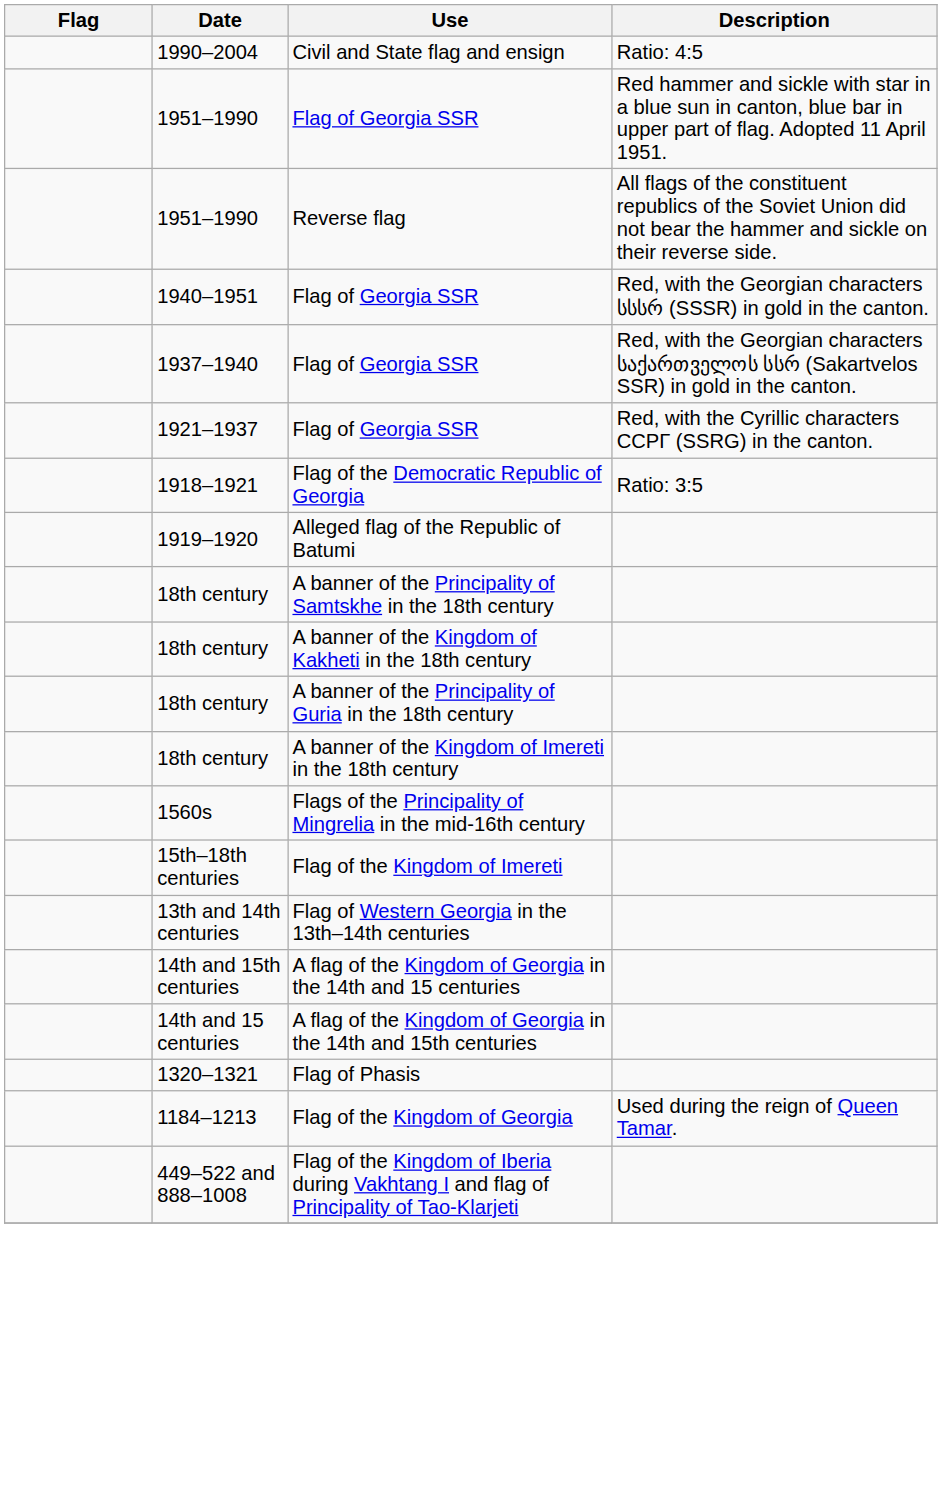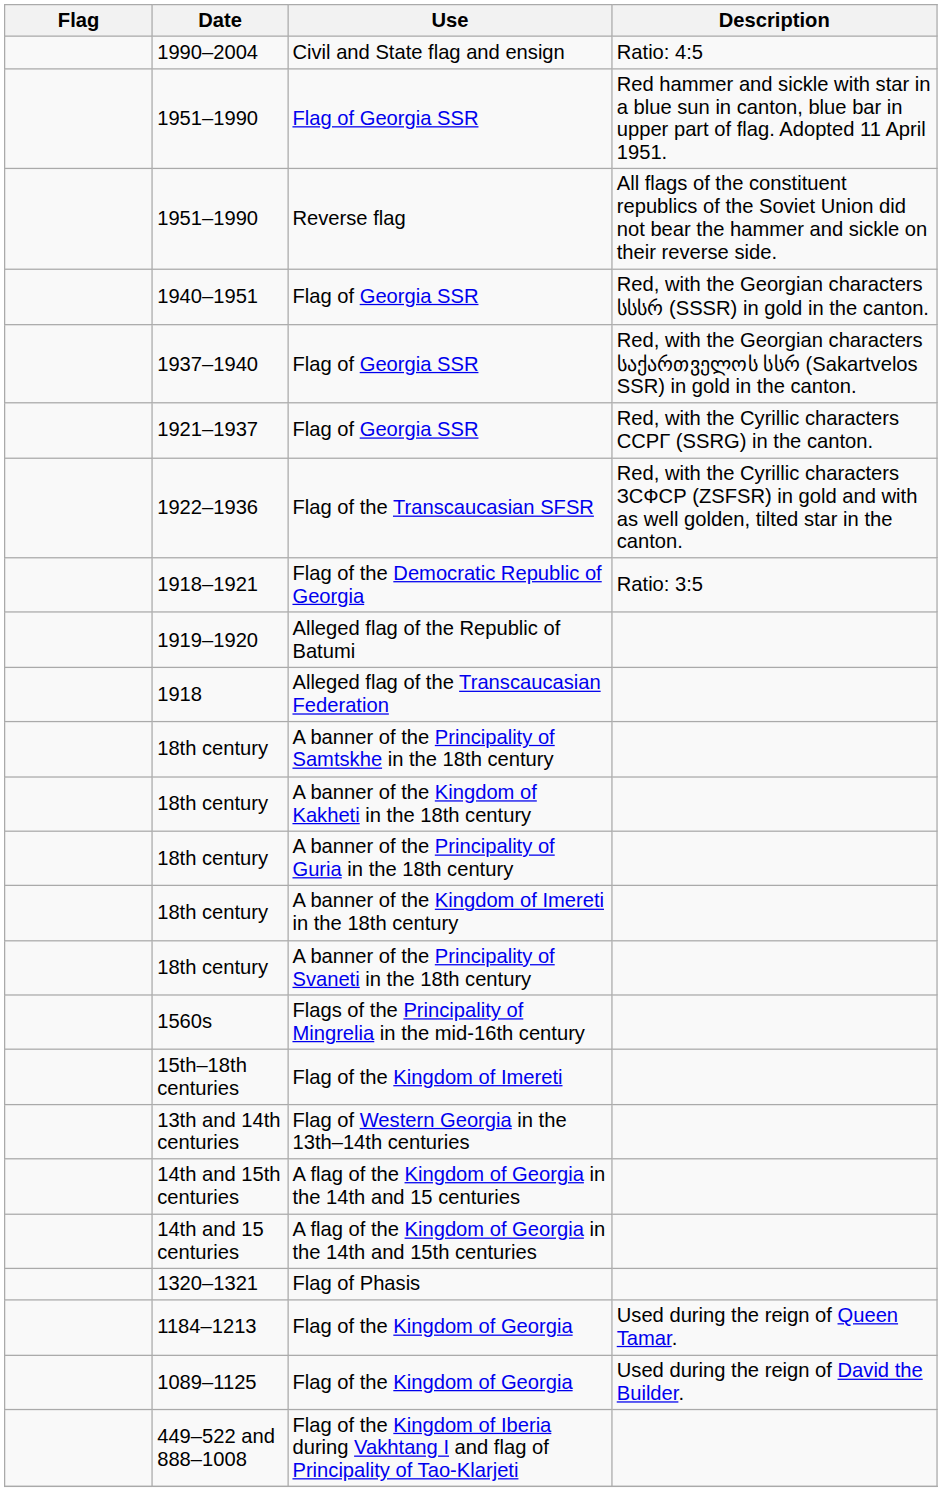+ row: (208, 507)
+ row: (180, 694)
+ row: (213, 967)
+ row: (207, 1382)
